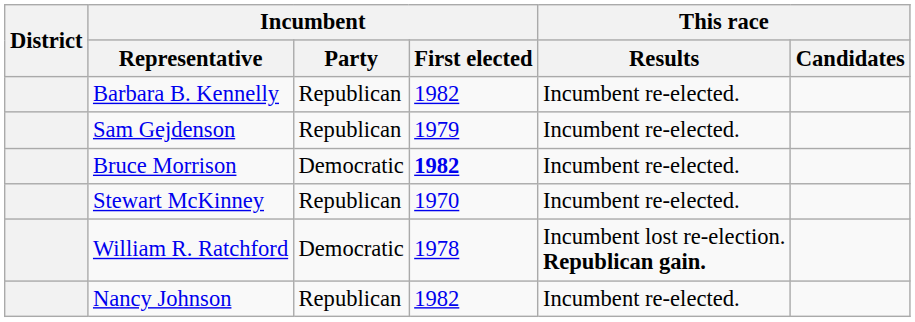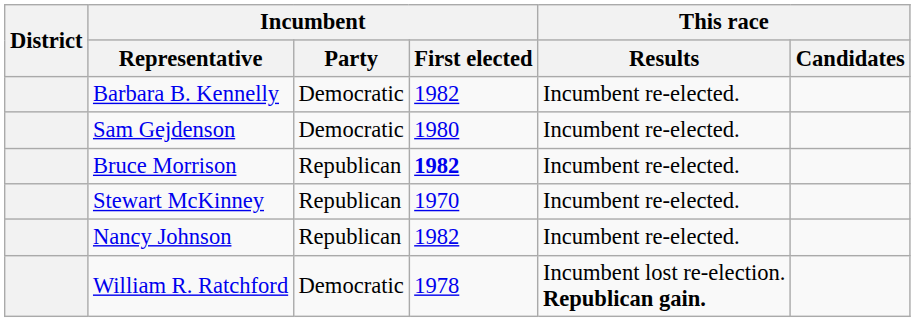(350, 93) Republican -> (351, 93) Democratic
(350, 129) Republican -> (351, 129) Democratic
(437, 129) 1979 -> (437, 129) 1980
(351, 165) Democratic -> (350, 165) Republican
rows swapped: (191, 249) <-> (162, 298)
